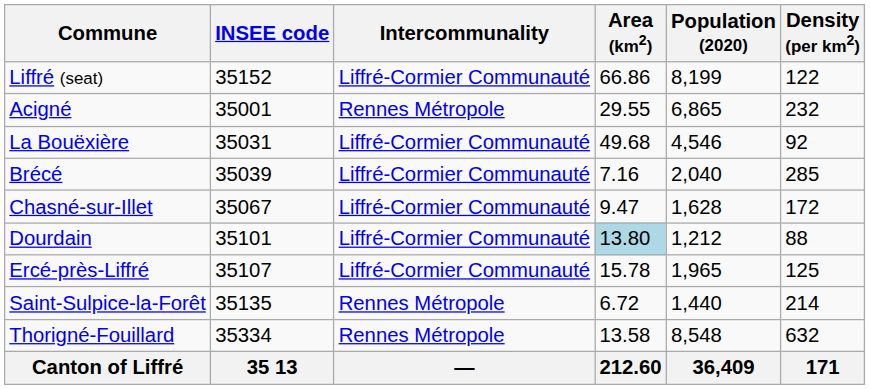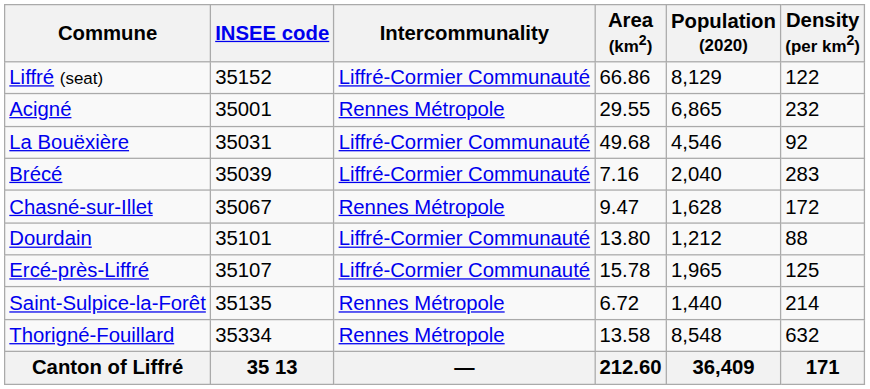(696, 77) 8,199 -> (696, 77) 8,129
(802, 174) 285 -> (802, 174) 283
(464, 206) Liffré-Cormier Communauté -> (422, 206) Rennes Métropole
(625, 238) lightblue background -> (625, 238) no background
